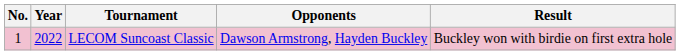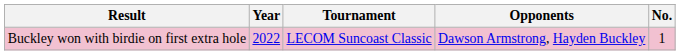columns swapped: (18, 16) <-> (553, 16)
